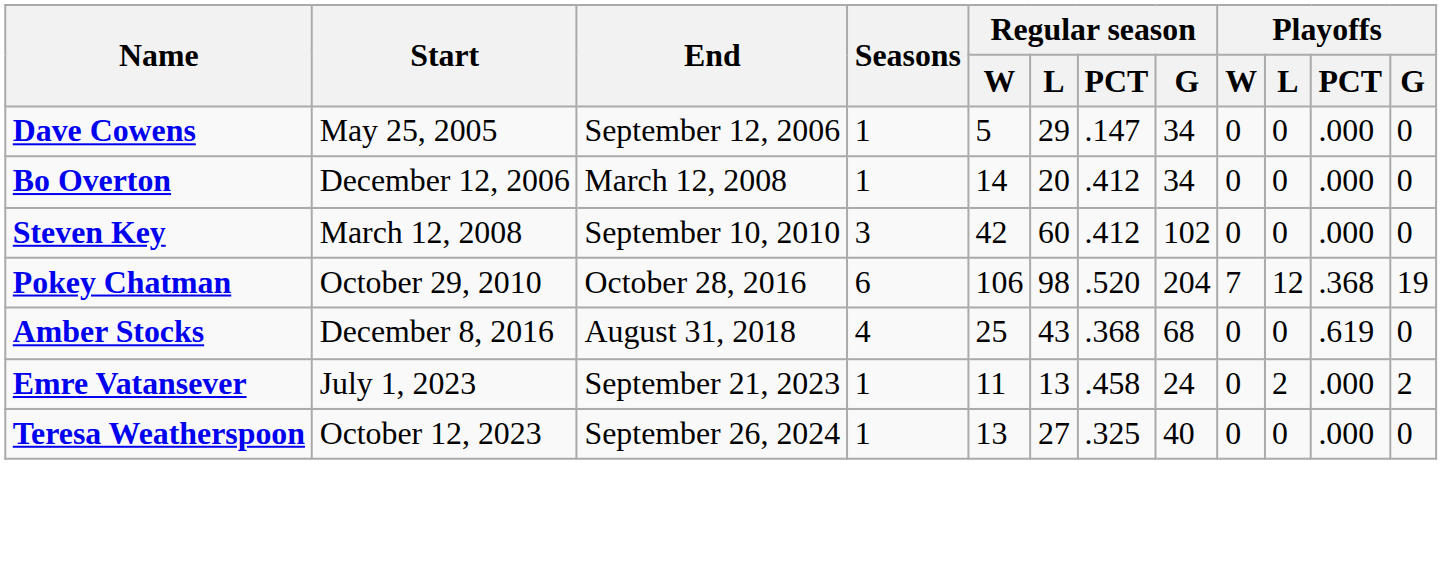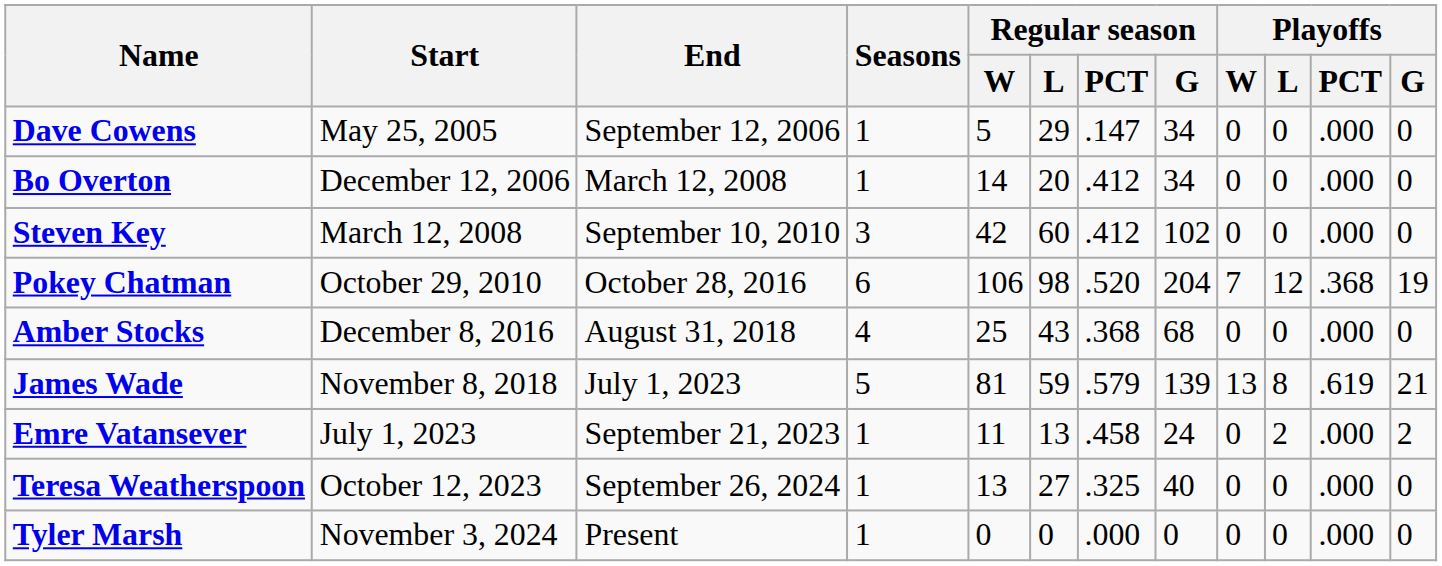(1346, 332) .619 -> (1346, 332) .000
+ row: (98, 383)
+ row: (98, 534)
